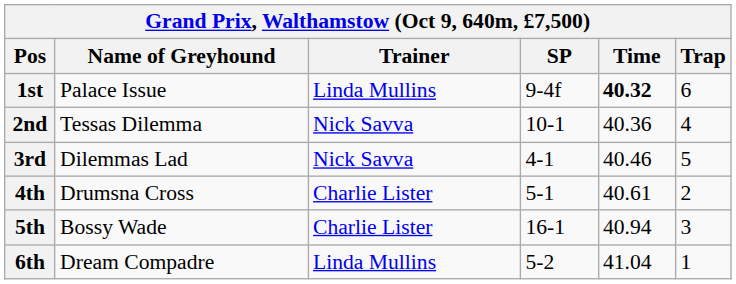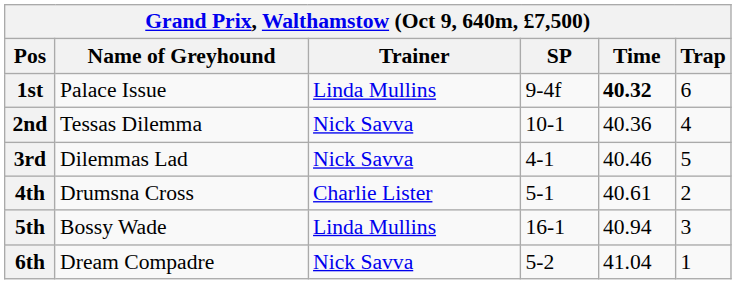(373, 227) Charlie Lister -> (375, 227) Linda Mullins
(375, 261) Linda Mullins -> (363, 261) Nick Savva
